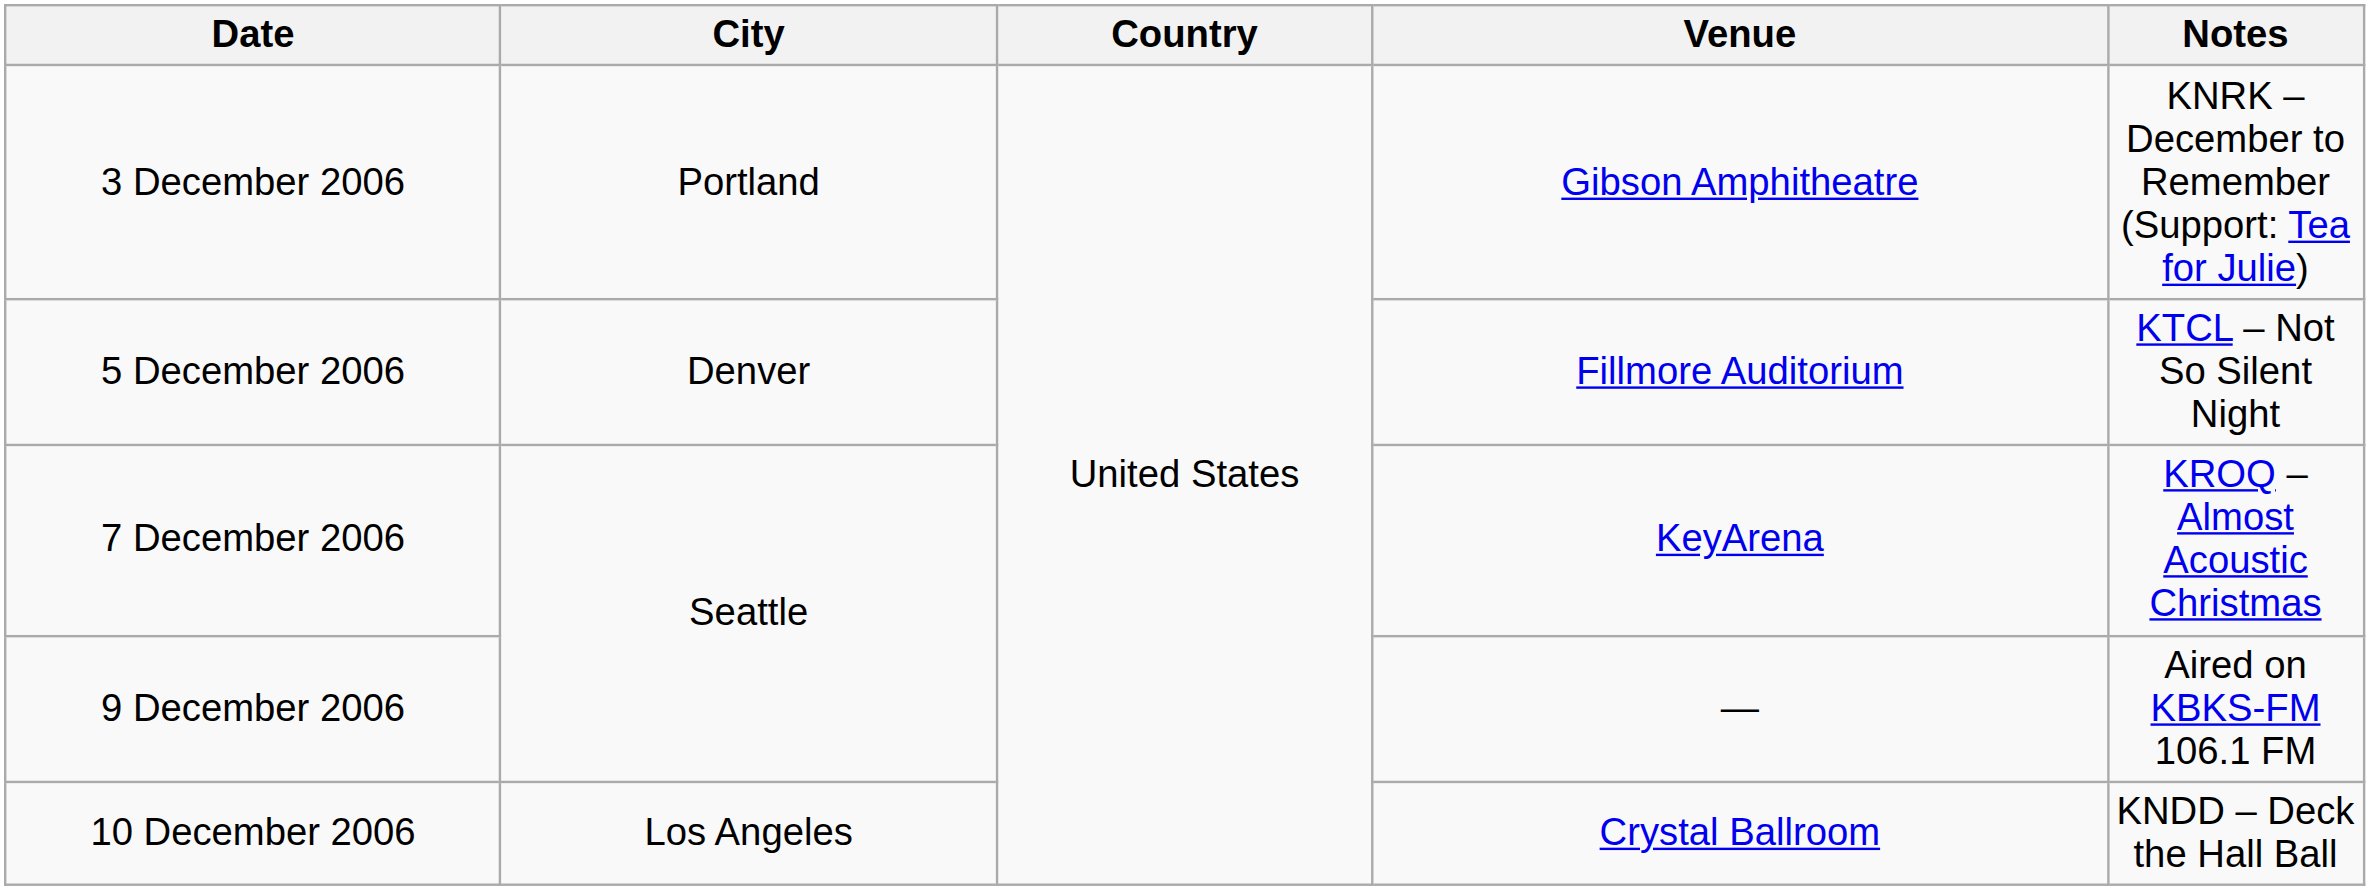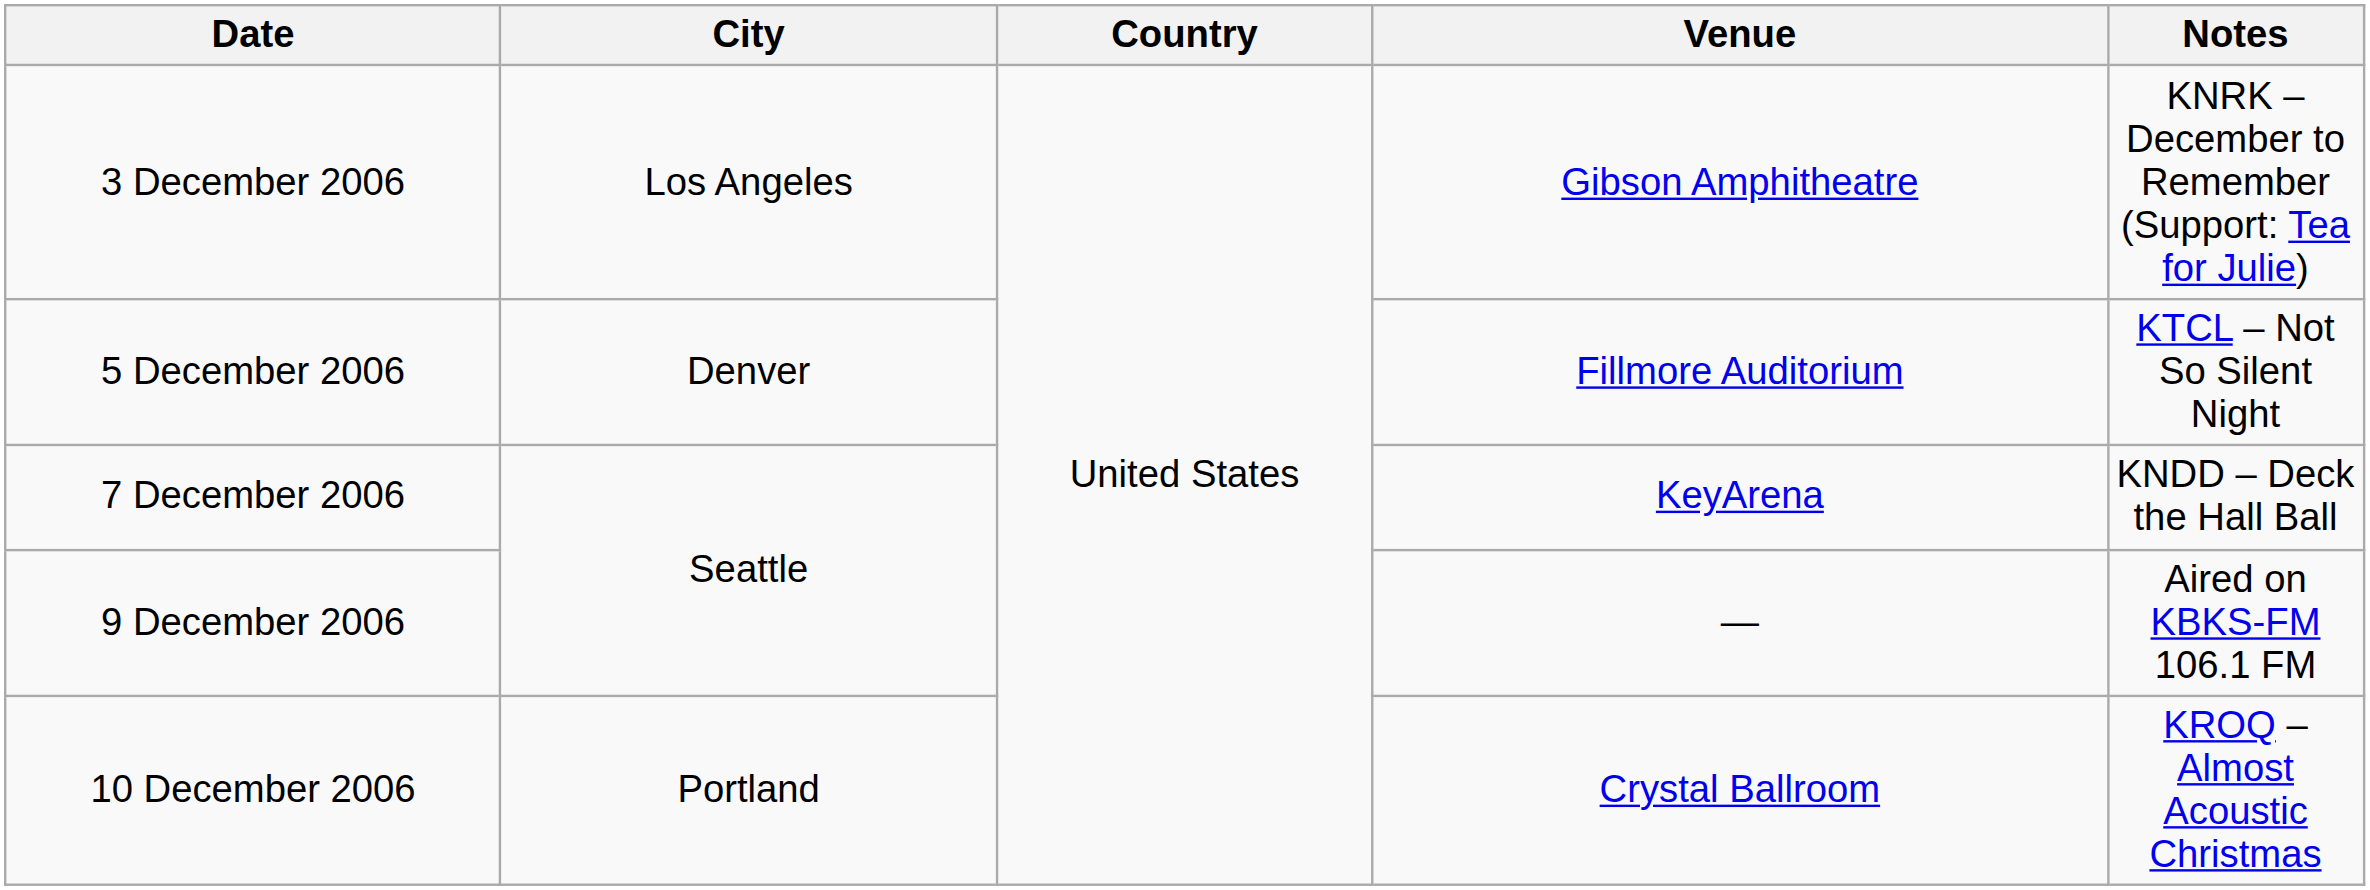(749, 181) Portland -> (749, 181) Los Angeles
(2235, 539) KROQ – Almost Acoustic Christmas -> (2235, 496) KNDD – Deck the Hall Ball
(749, 832) Los Angeles -> (749, 789) Portland
(2235, 832) KNDD – Deck the Hall Ball -> (2235, 789) KROQ – Almost Acoustic Christmas
